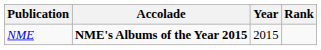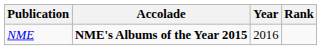(266, 34) 2015 -> (266, 34) 2016
